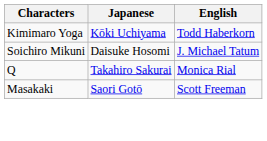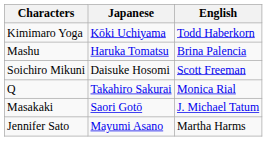+ row: (23, 51)
(218, 51) J. Michael Tatum -> (211, 70) Scott Freeman
(211, 88) Scott Freeman -> (218, 107) J. Michael Tatum
+ row: (38, 126)
